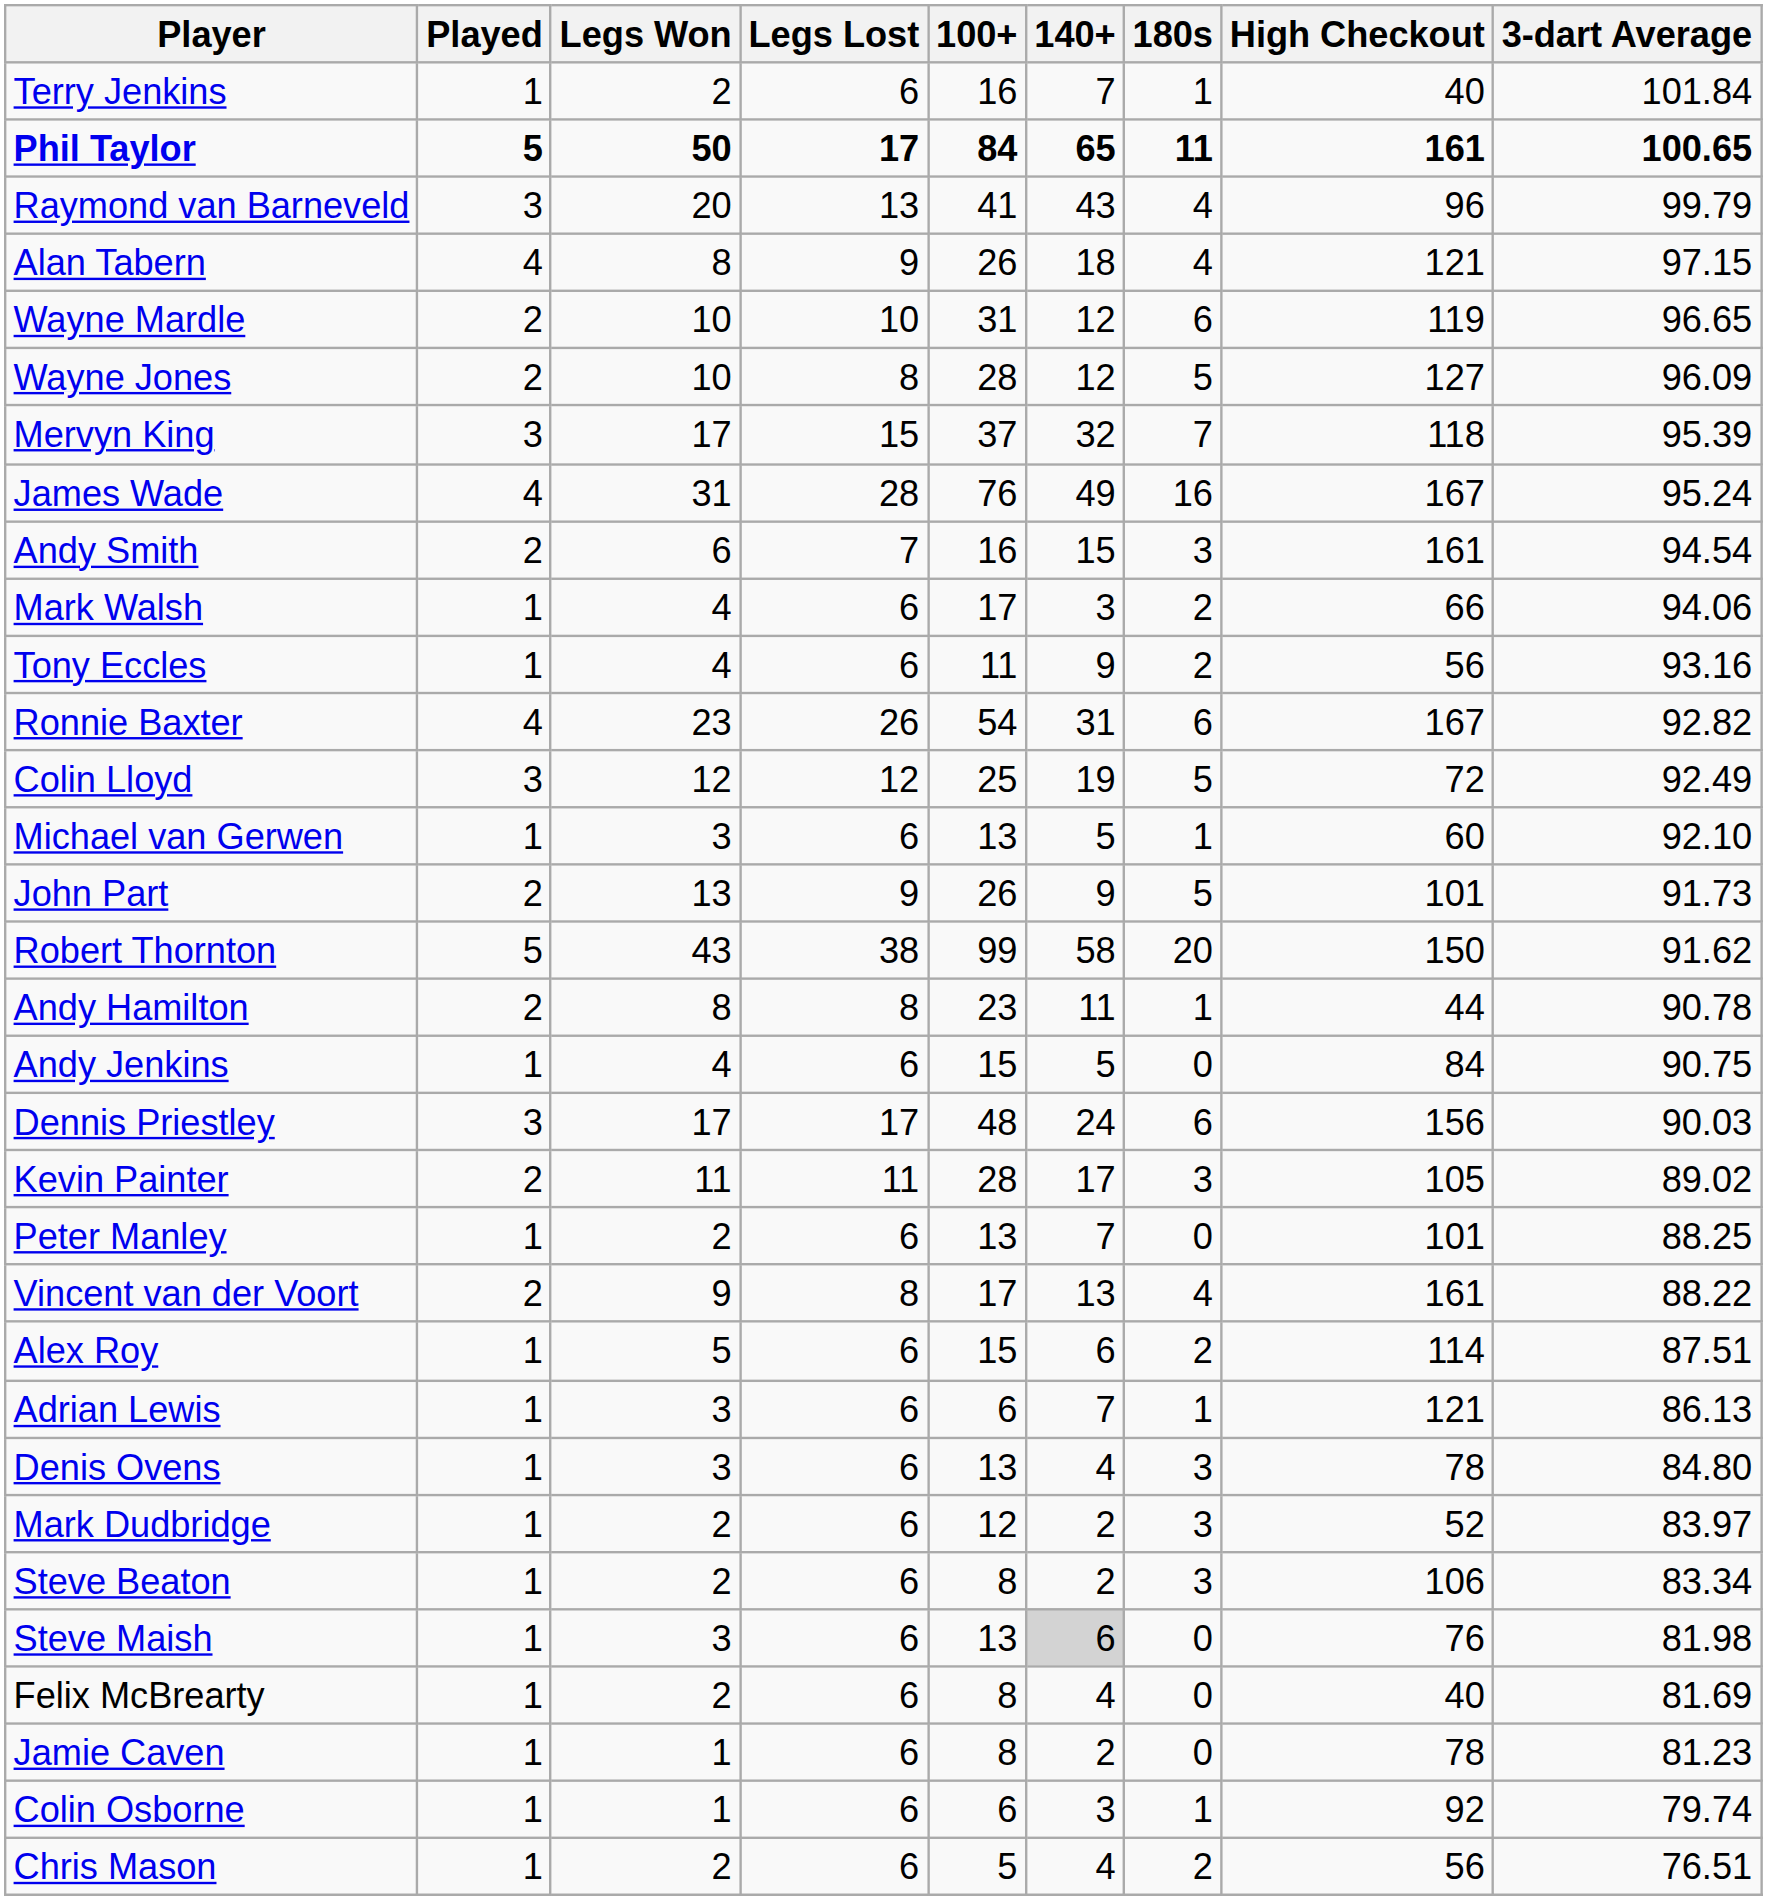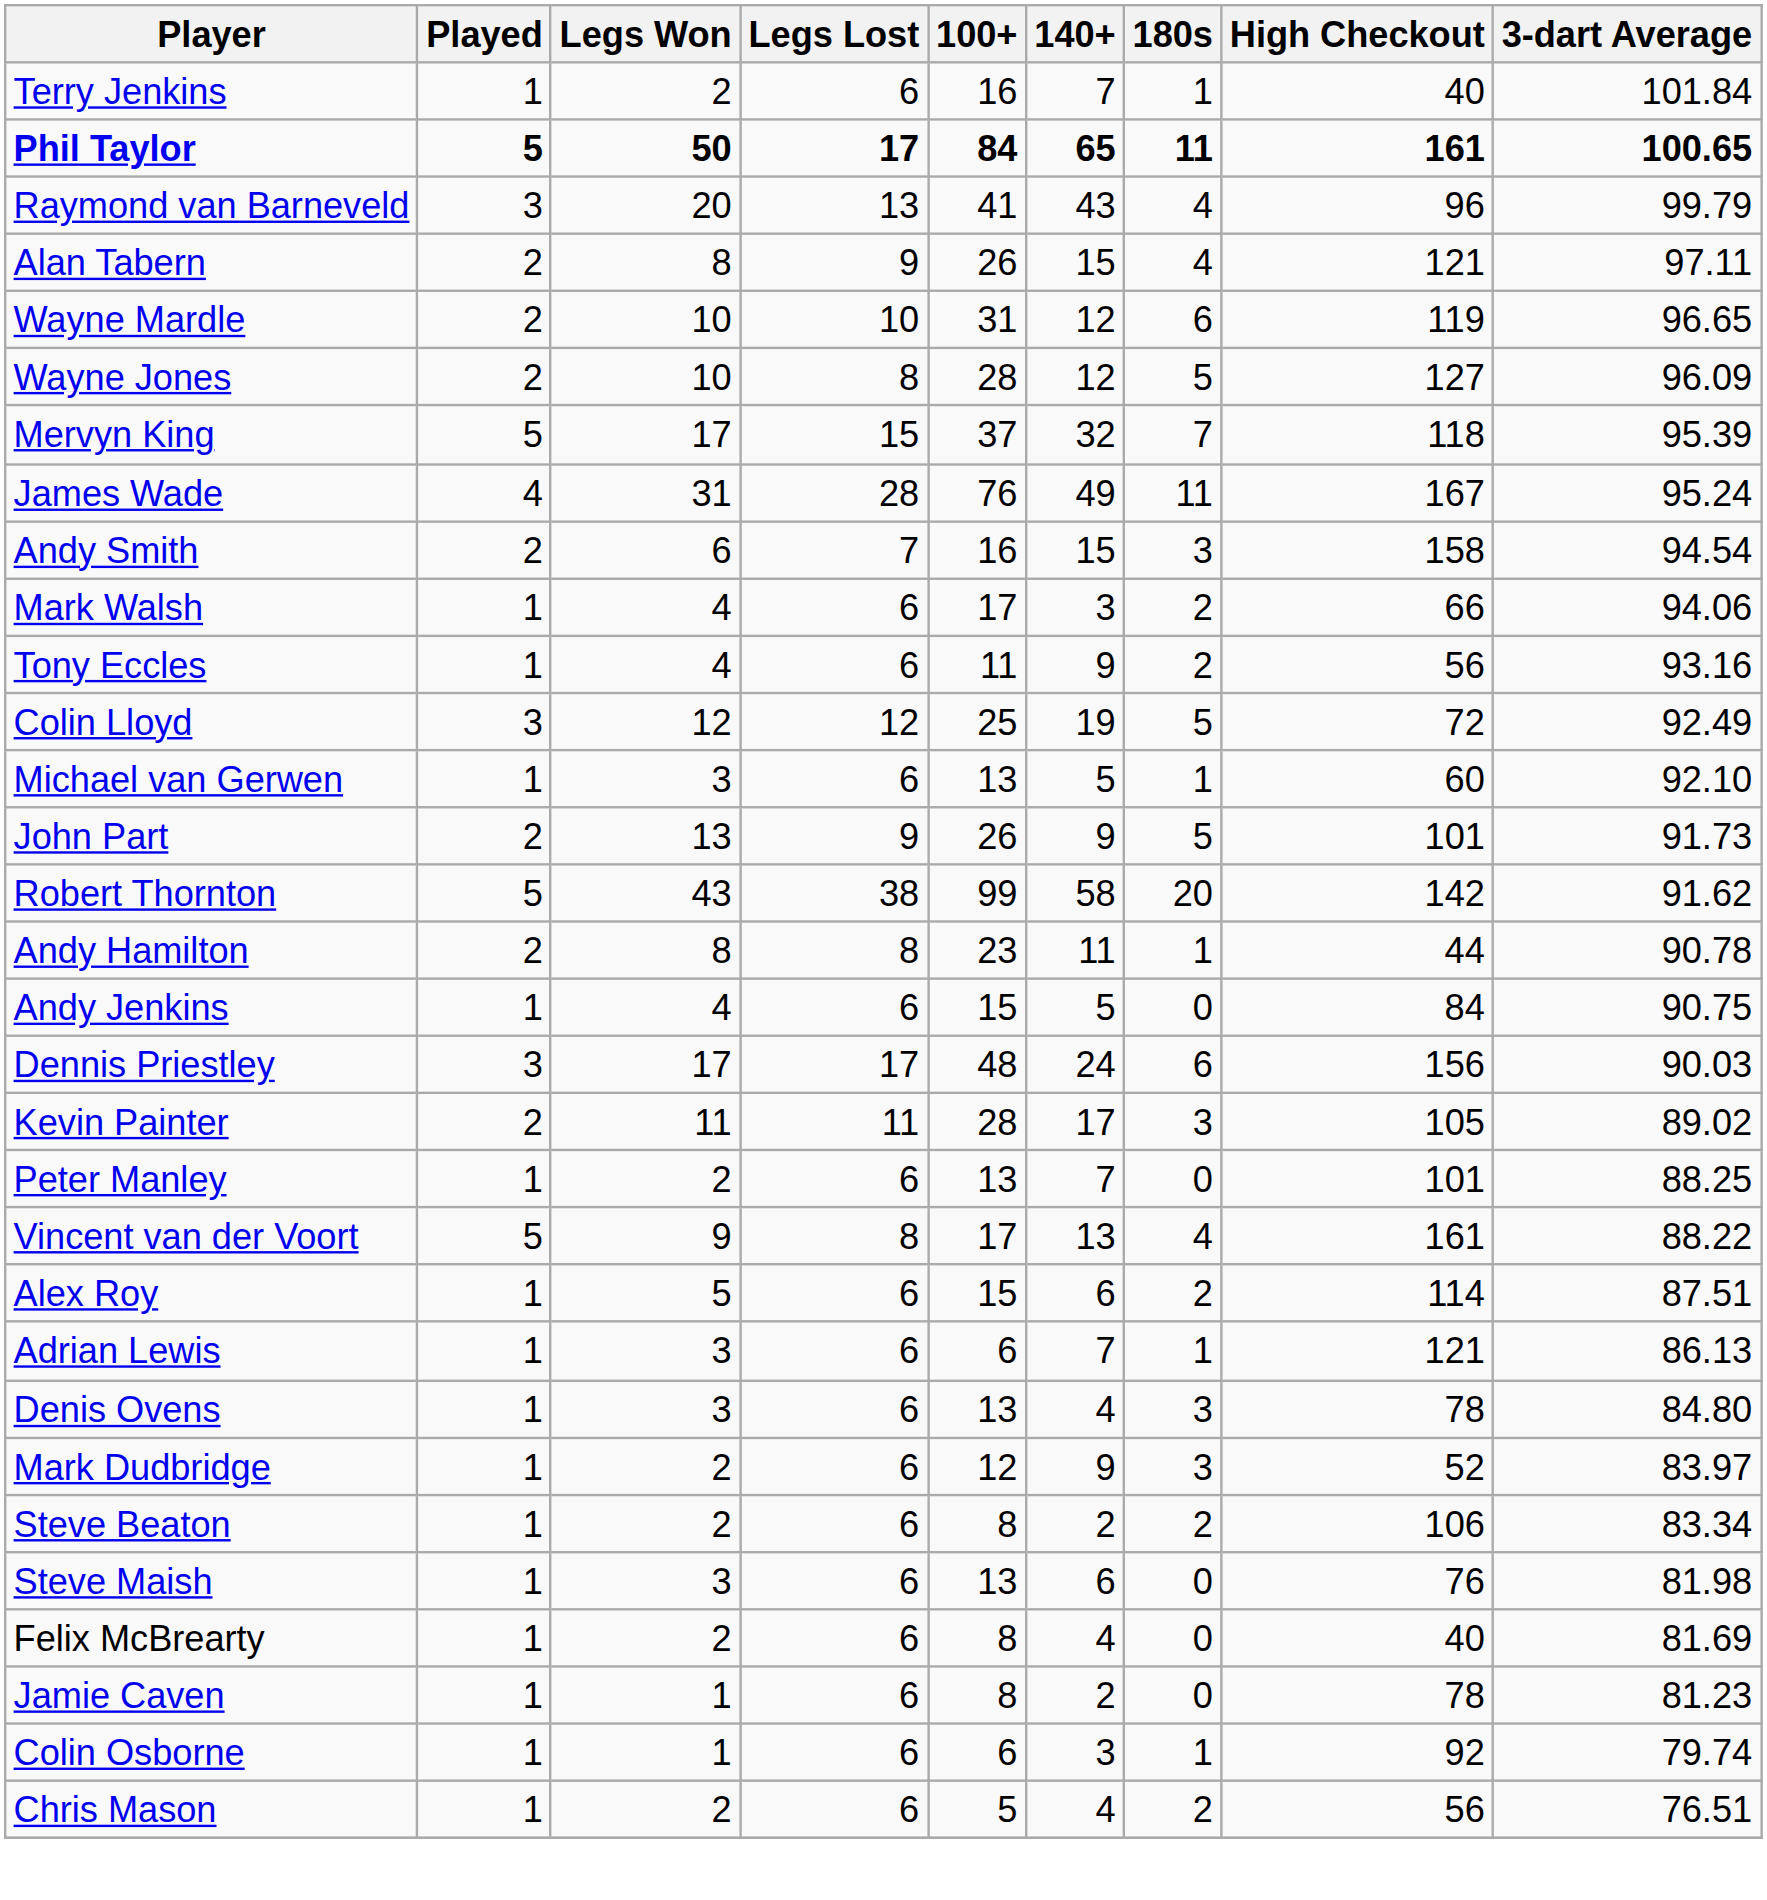(533, 263) 4 -> (533, 263) 2
(1096, 263) 18 -> (1096, 263) 15
(1707, 263) 97.15 -> (1708, 263) 97.11
(533, 435) 3 -> (533, 435) 5
(1193, 492) 16 -> (1194, 492) 11
(1455, 549) 161 -> (1455, 549) 158
- row: (128, 721)
(1455, 950) 150 -> (1455, 893) 142
(533, 1294) 2 -> (533, 1237) 5
(1106, 1523) 2 -> (1106, 1466) 9
(1203, 1580) 3 -> (1203, 1523) 2
(1106, 1638) lightgrey background -> (1106, 1580) no background
